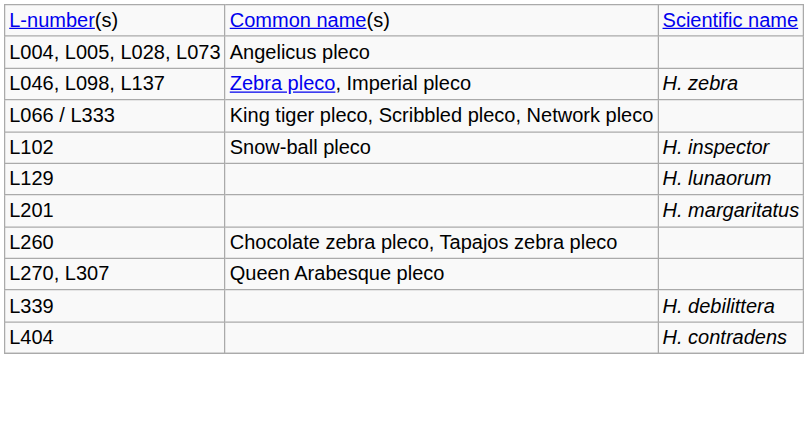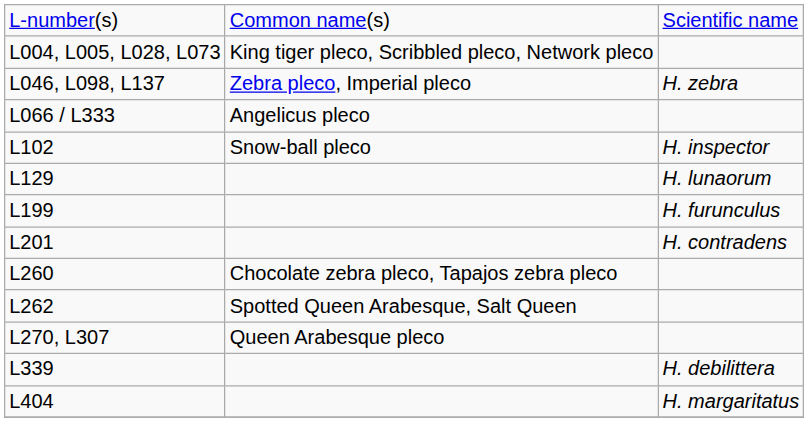(300, 52) Angelicus pleco -> (442, 52) King tiger pleco, Scribbled pleco, Network pleco
(442, 115) King tiger pleco, Scribbled pleco, Network pleco -> (300, 115) Angelicus pleco
+ row: (31, 210)
(731, 210) H. margaritatus -> (725, 242) H. contradens
+ row: (31, 305)
(725, 337) H. contradens -> (731, 400) H. margaritatus
